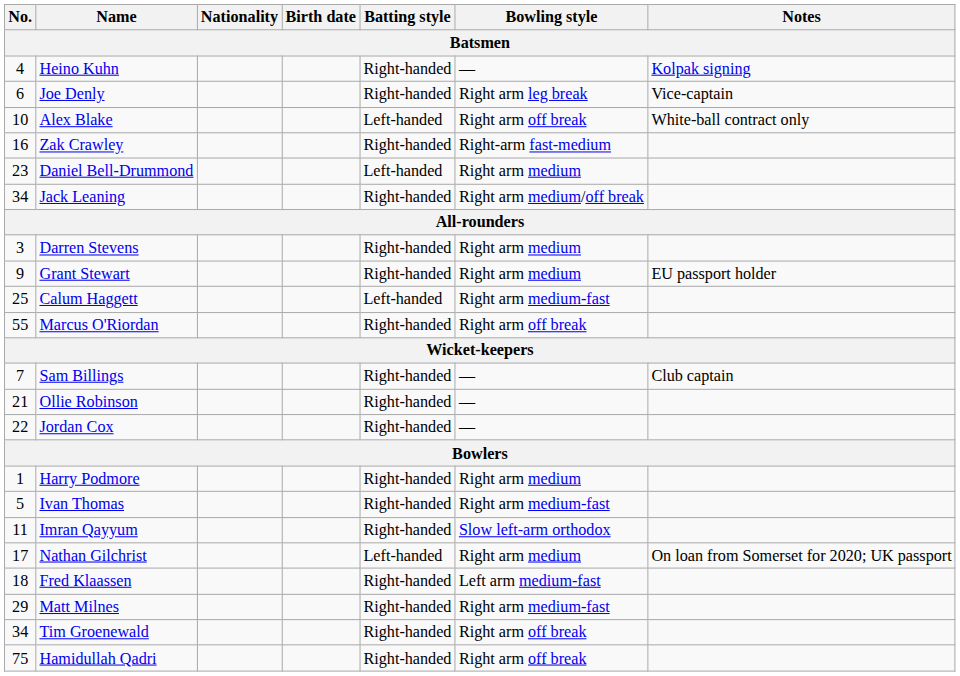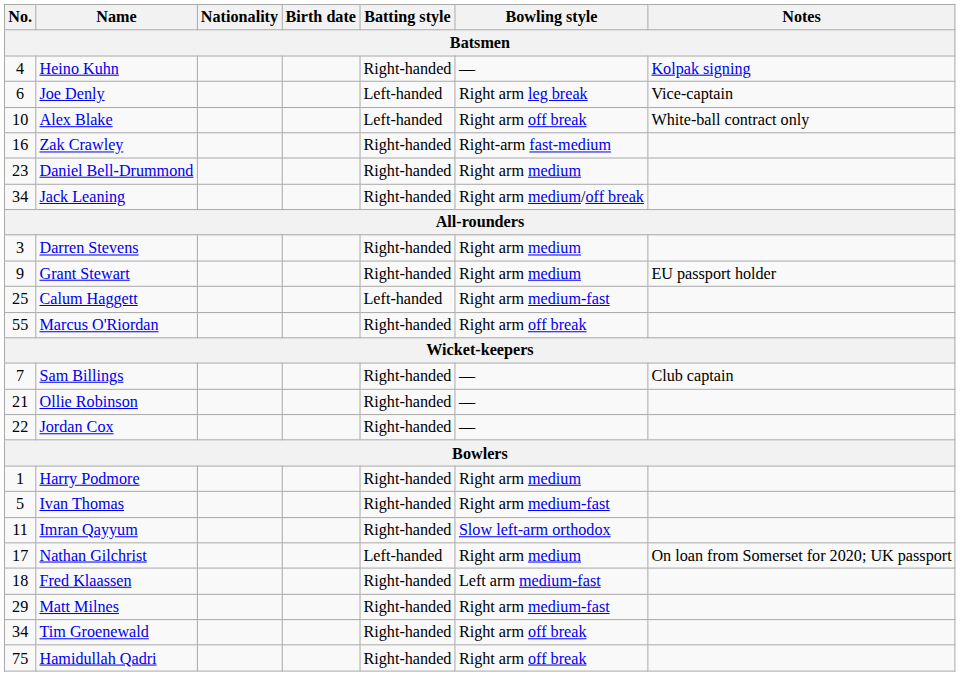(407, 94) Right-handed -> (403, 94) Left-handed
(403, 171) Left-handed -> (407, 171) Right-handed
